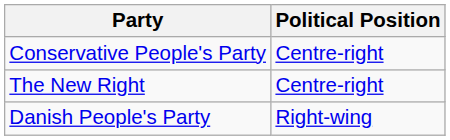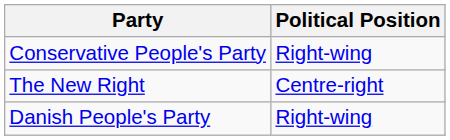(329, 53) Centre-right -> (324, 53) Right-wing
